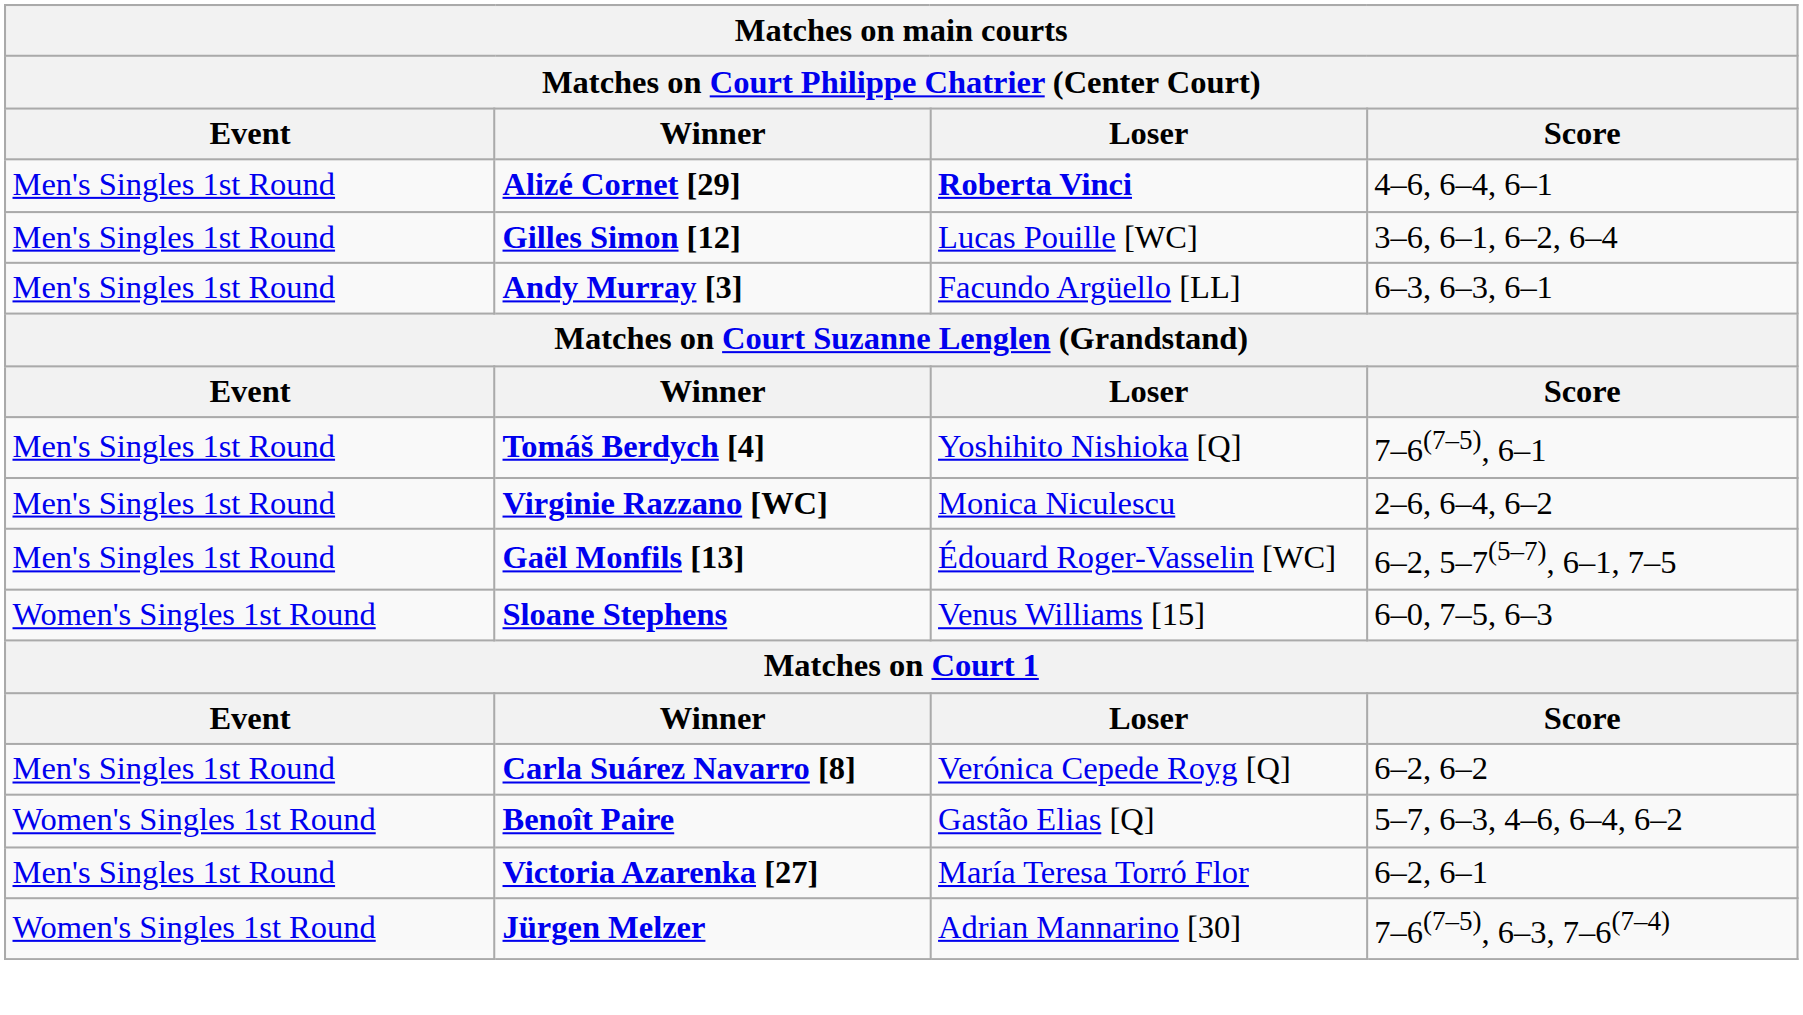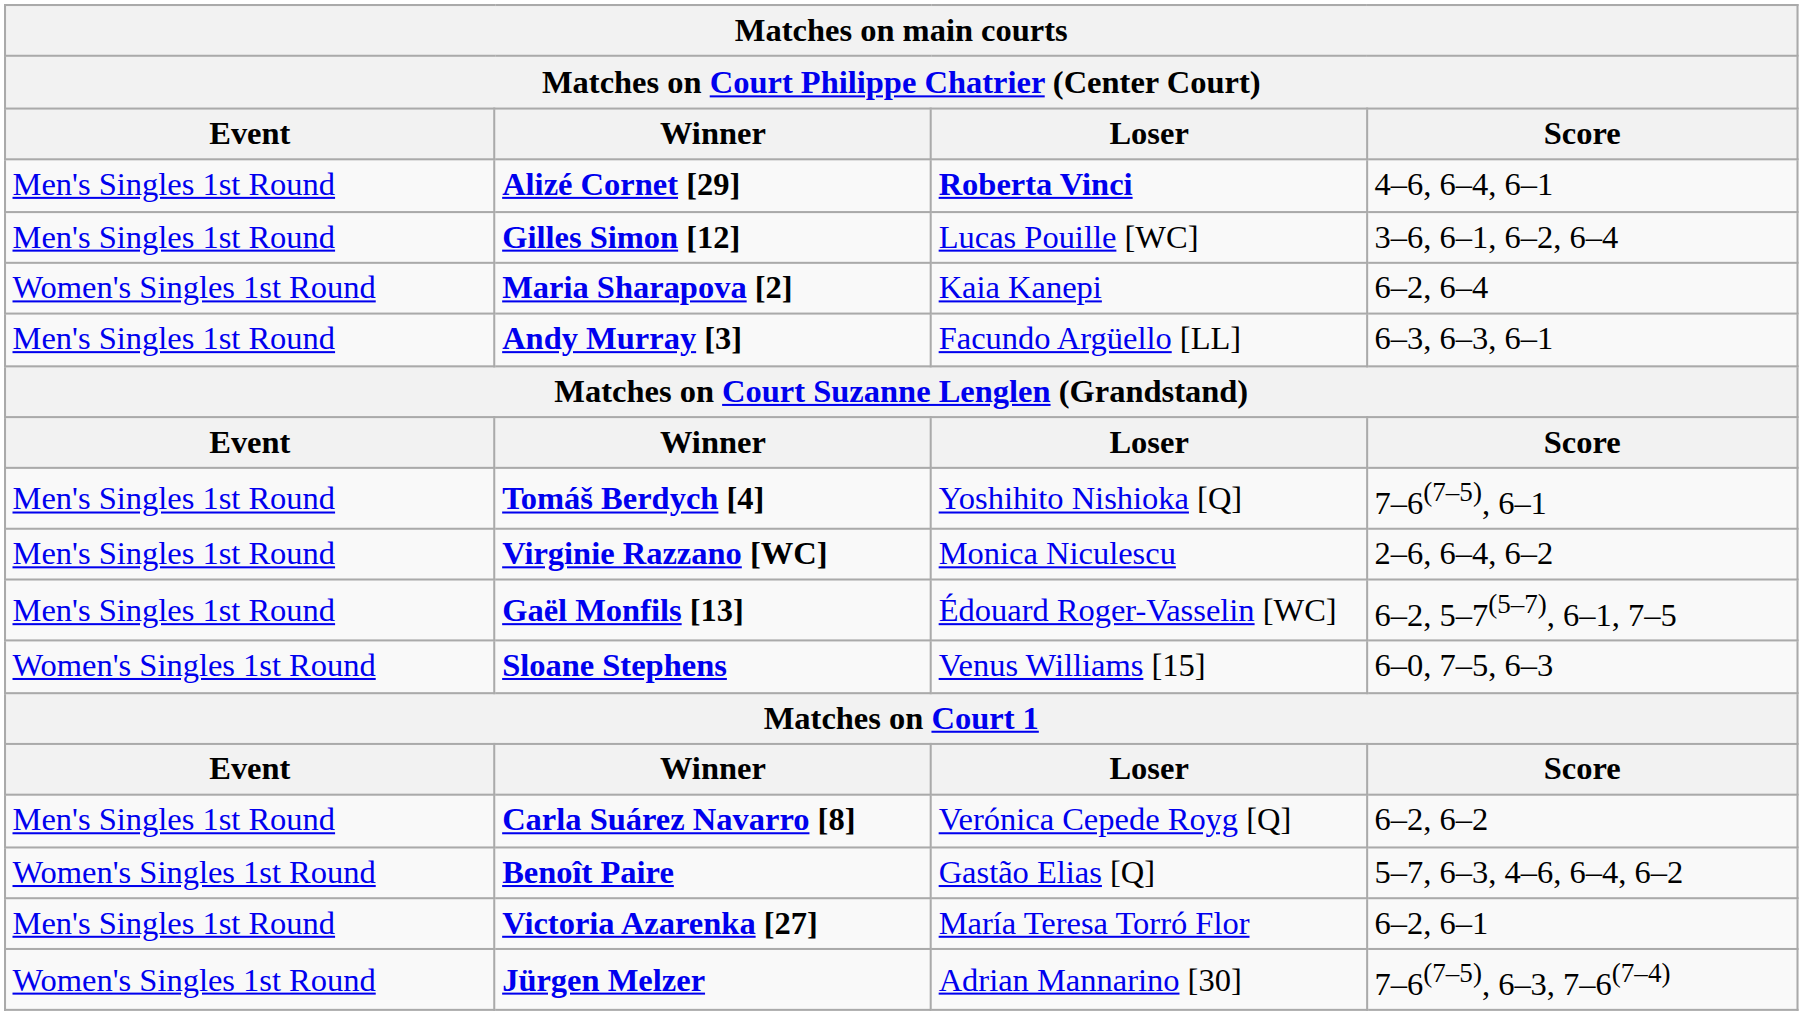+ row: (647, 287)
